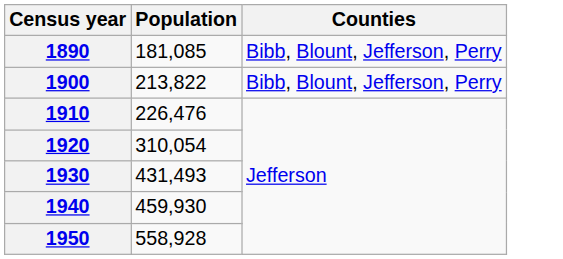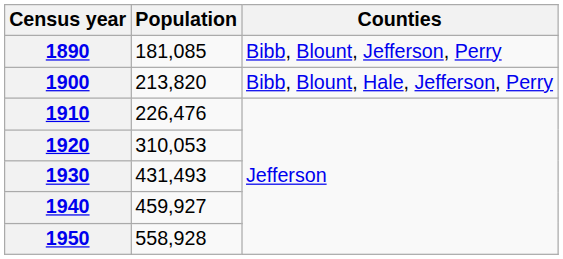(171, 82) 213,822 -> (171, 82) 213,820
(374, 82) Bibb, Blount, Jefferson, Perry -> (400, 82) Bibb, Blount, Hale, Jefferson, Perry
(171, 144) 310,054 -> (171, 144) 310,053
(171, 207) 459,930 -> (171, 207) 459,927
